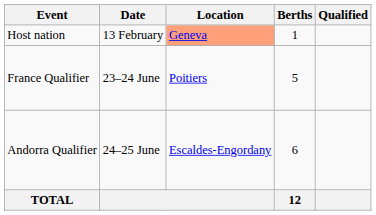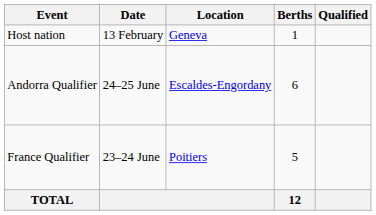(188, 35) lightsalmon background -> (188, 35) no background
rows swapped: (48, 78) <-> (52, 150)
